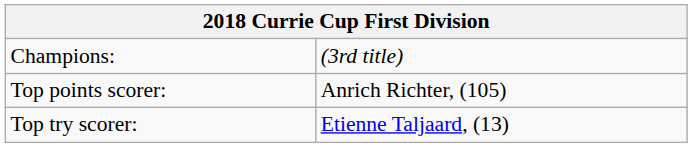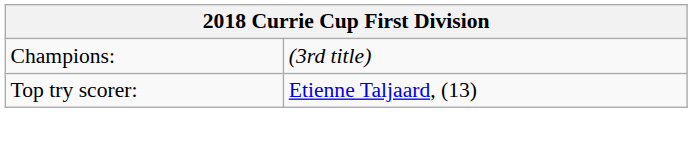- row: (88, 90)
